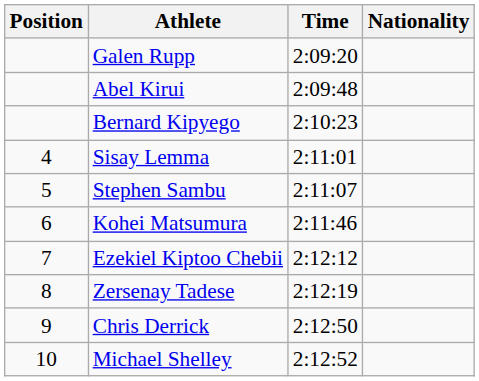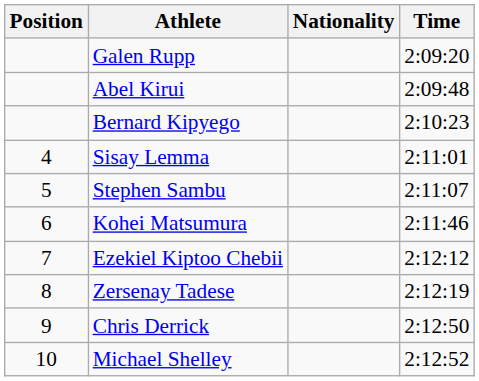columns swapped: (418, 21) <-> (325, 21)
